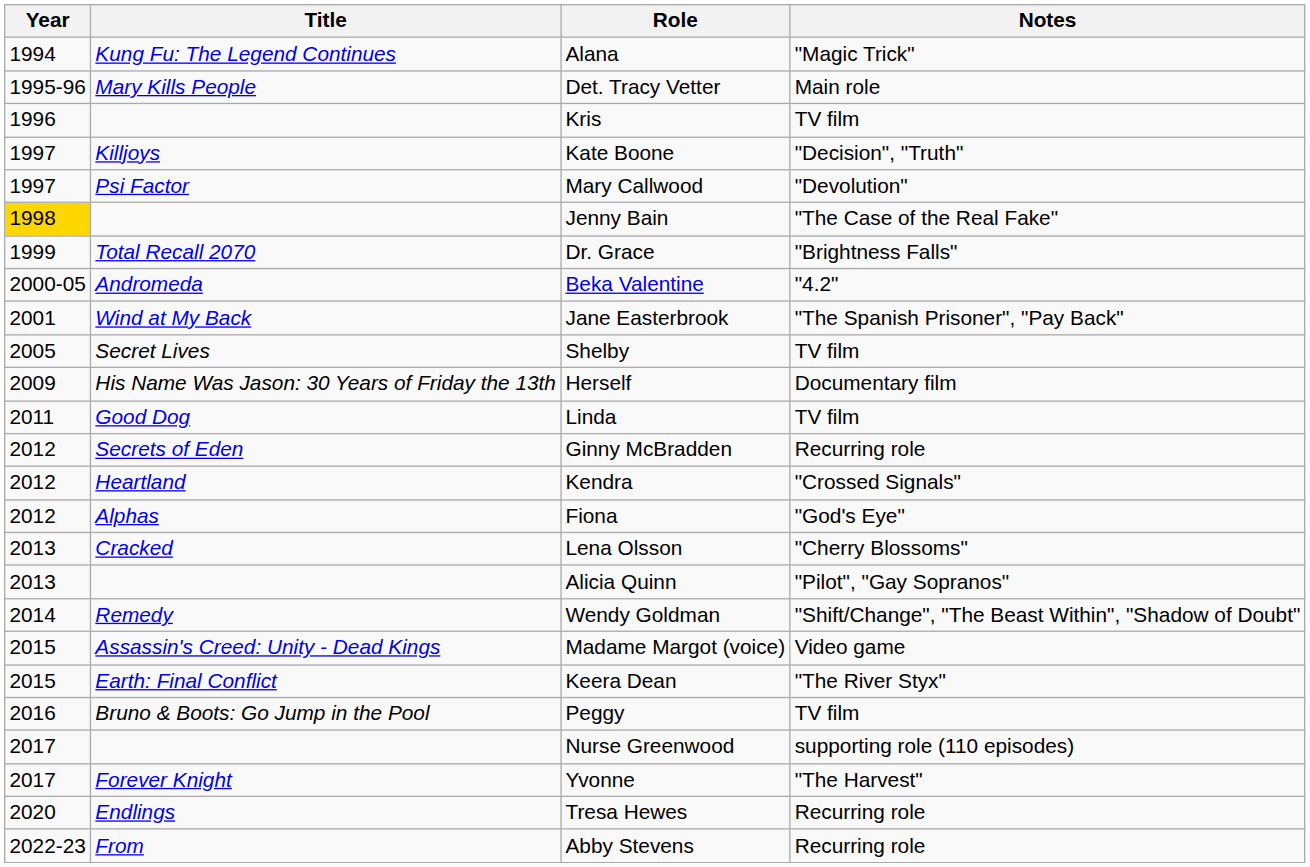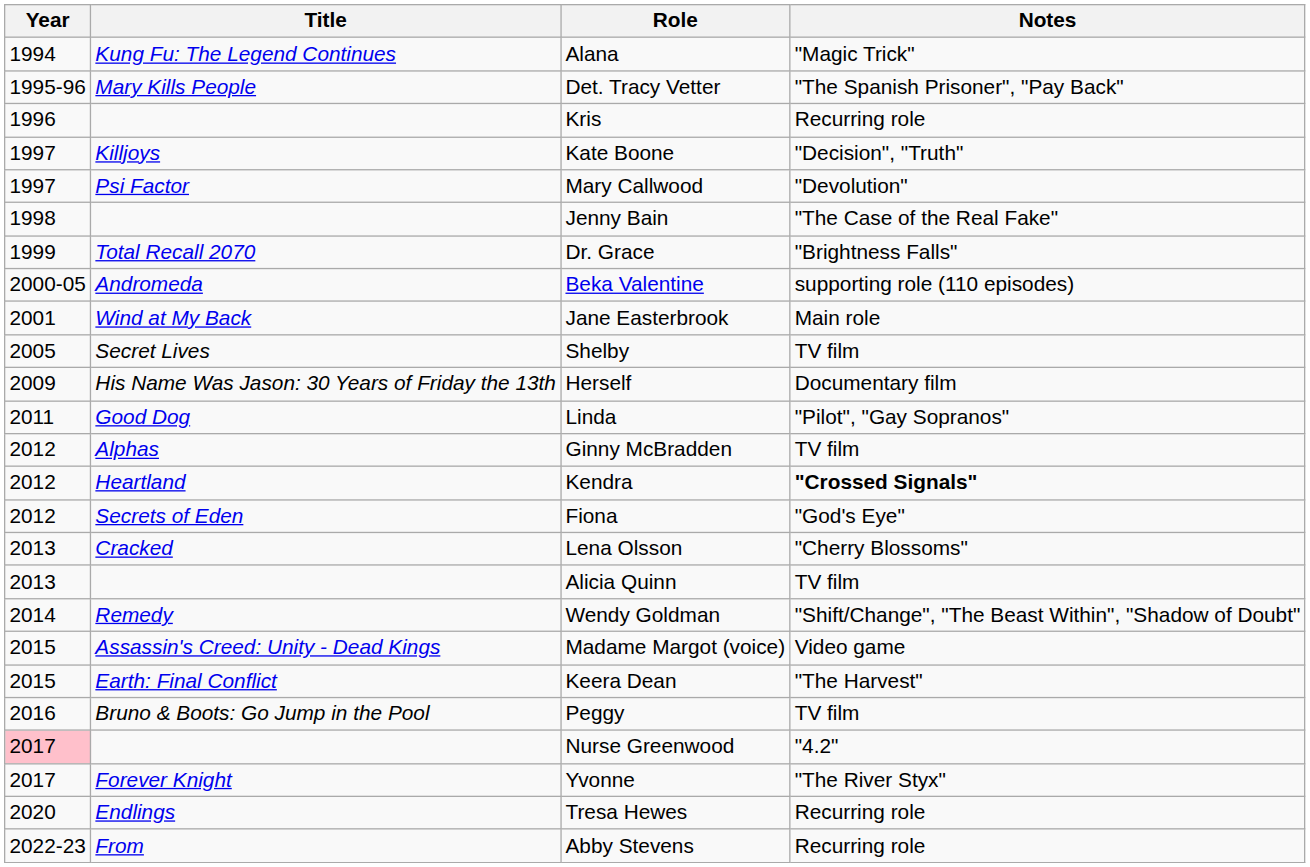(837, 86) Main role -> (959, 86) "The Spanish Prisoner", "Pay Back"
(827, 119) TV film -> (860, 119) Recurring role
(33, 218) gold background -> (33, 218) no background
(817, 284) "4.2" -> (934, 284) supporting role (110 episodes)
(959, 317) "The Spanish Prisoner", "Pay Back" -> (837, 317) Main role
(827, 416) TV film -> (902, 416) "Pilot", "Gay Sopranos"
(169, 449) Secrets of Eden -> (127, 449) Alphas
(860, 449) Recurring role -> (827, 449) TV film
(878, 482) normal -> (886, 482) bold
(127, 515) Alphas -> (169, 515) Secrets of Eden
(902, 581) "Pilot", "Gay Sopranos" -> (827, 581) TV film
(870, 680) "The River Styx" -> (859, 680) "The Harvest"
(33, 746) no background -> (33, 746) pink background
(934, 746) supporting role (110 episodes) -> (817, 746) "4.2"
(859, 779) "The Harvest" -> (870, 779) "The River Styx"
